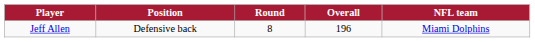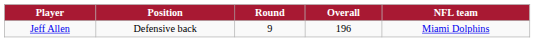(270, 28) 8 -> (270, 28) 9
